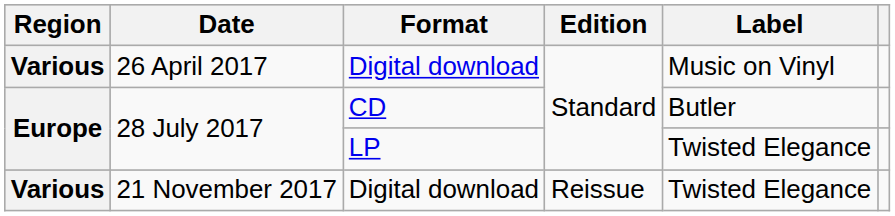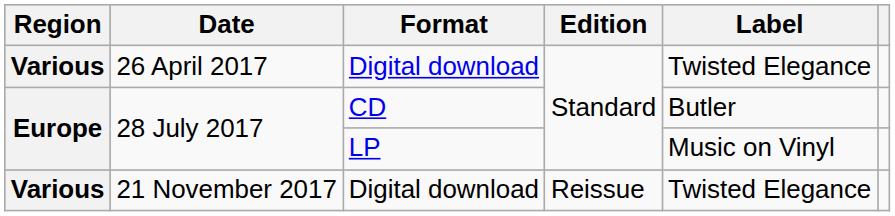(751, 66) Music on Vinyl -> (770, 66) Twisted Elegance
(770, 148) Twisted Elegance -> (751, 148) Music on Vinyl
